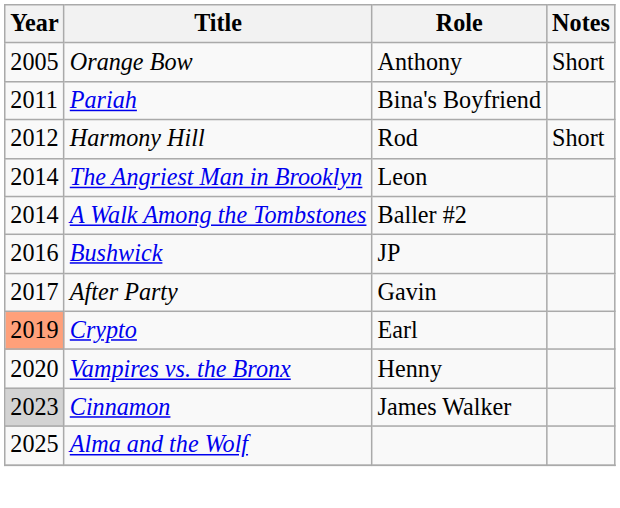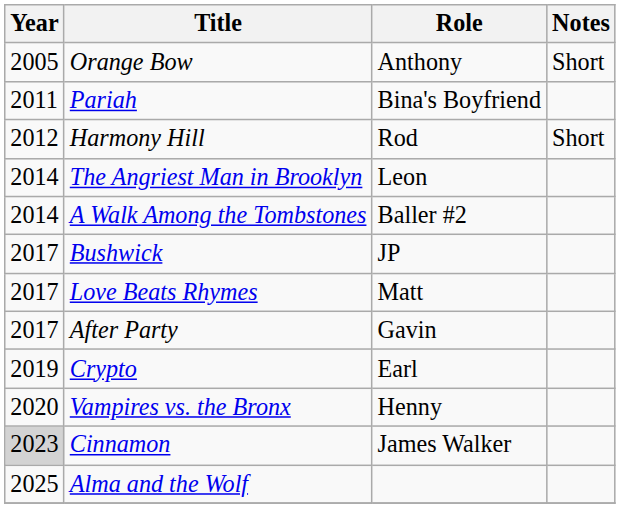(34, 253) 2016 -> (34, 253) 2017
+ row: (164, 291)
(34, 330) lightsalmon background -> (34, 368) no background
